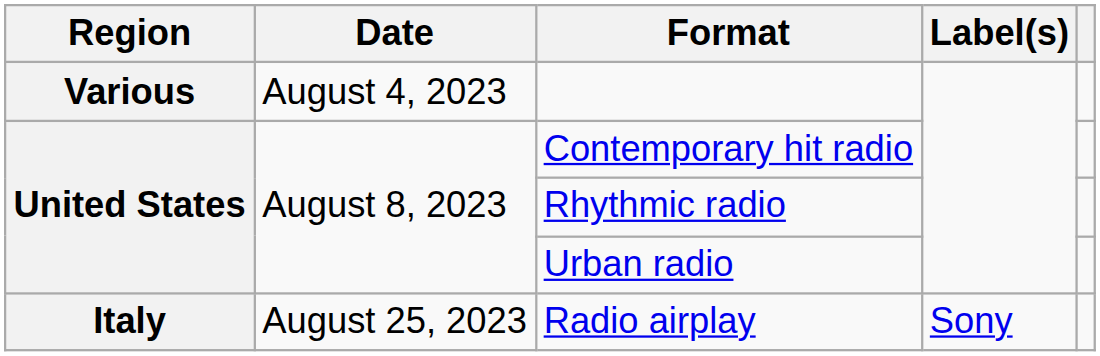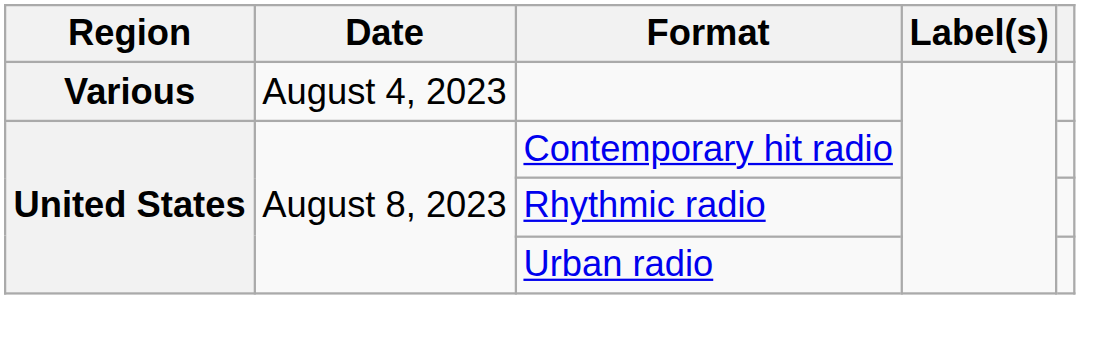- row: (650, 321)
